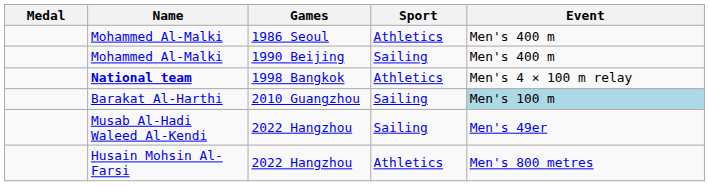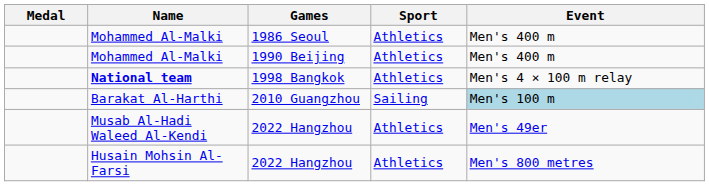(401, 57) Sailing -> (408, 57) Athletics
(401, 127) Sailing -> (408, 127) Athletics
